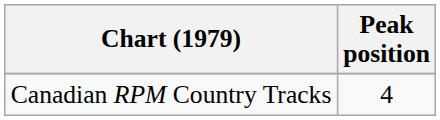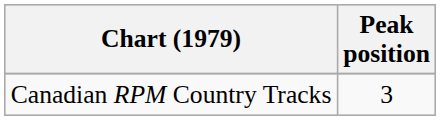(387, 94) 4 -> (387, 94) 3
